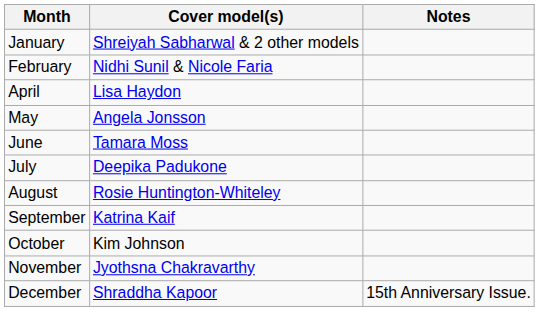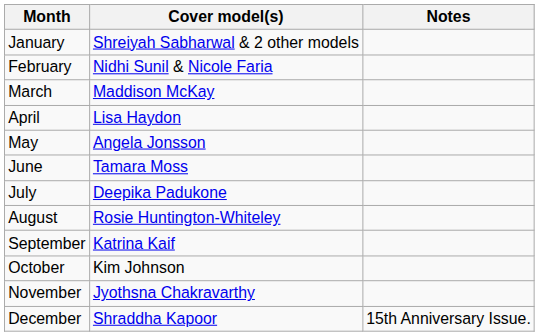+ row: (30, 92)
